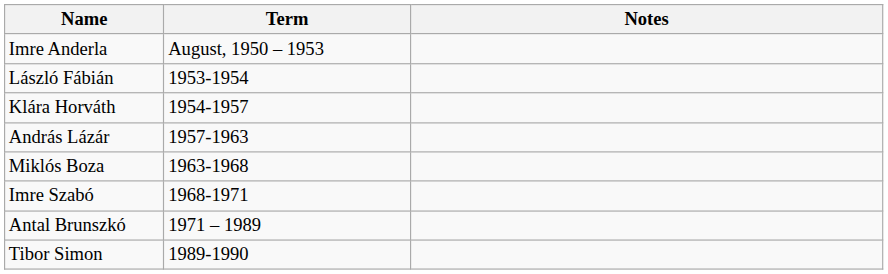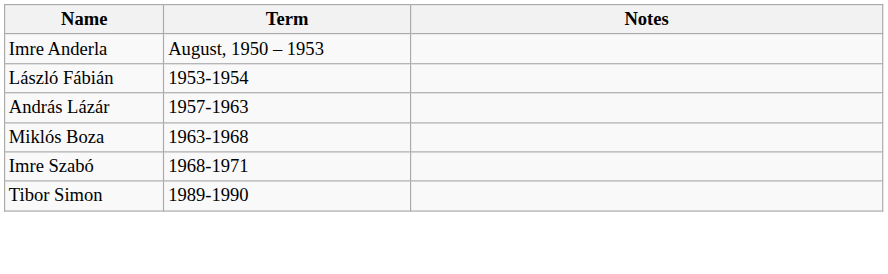- row: (62, 107)
- row: (67, 225)
